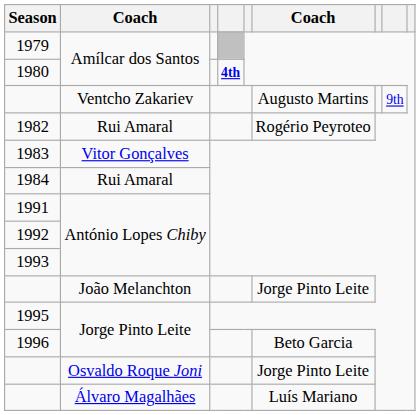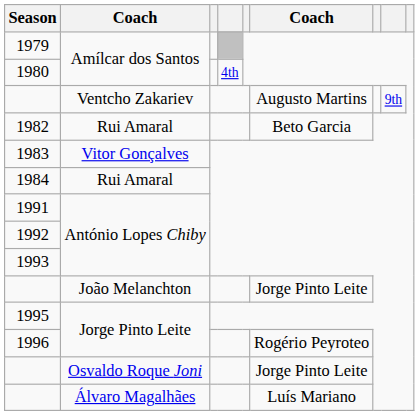(231, 72) bold -> (230, 73) normal
(313, 126) Rogério Peyroteo -> (312, 126) Beto Garcia
(313, 343) Beto Garcia -> (312, 343) Rogério Peyroteo
